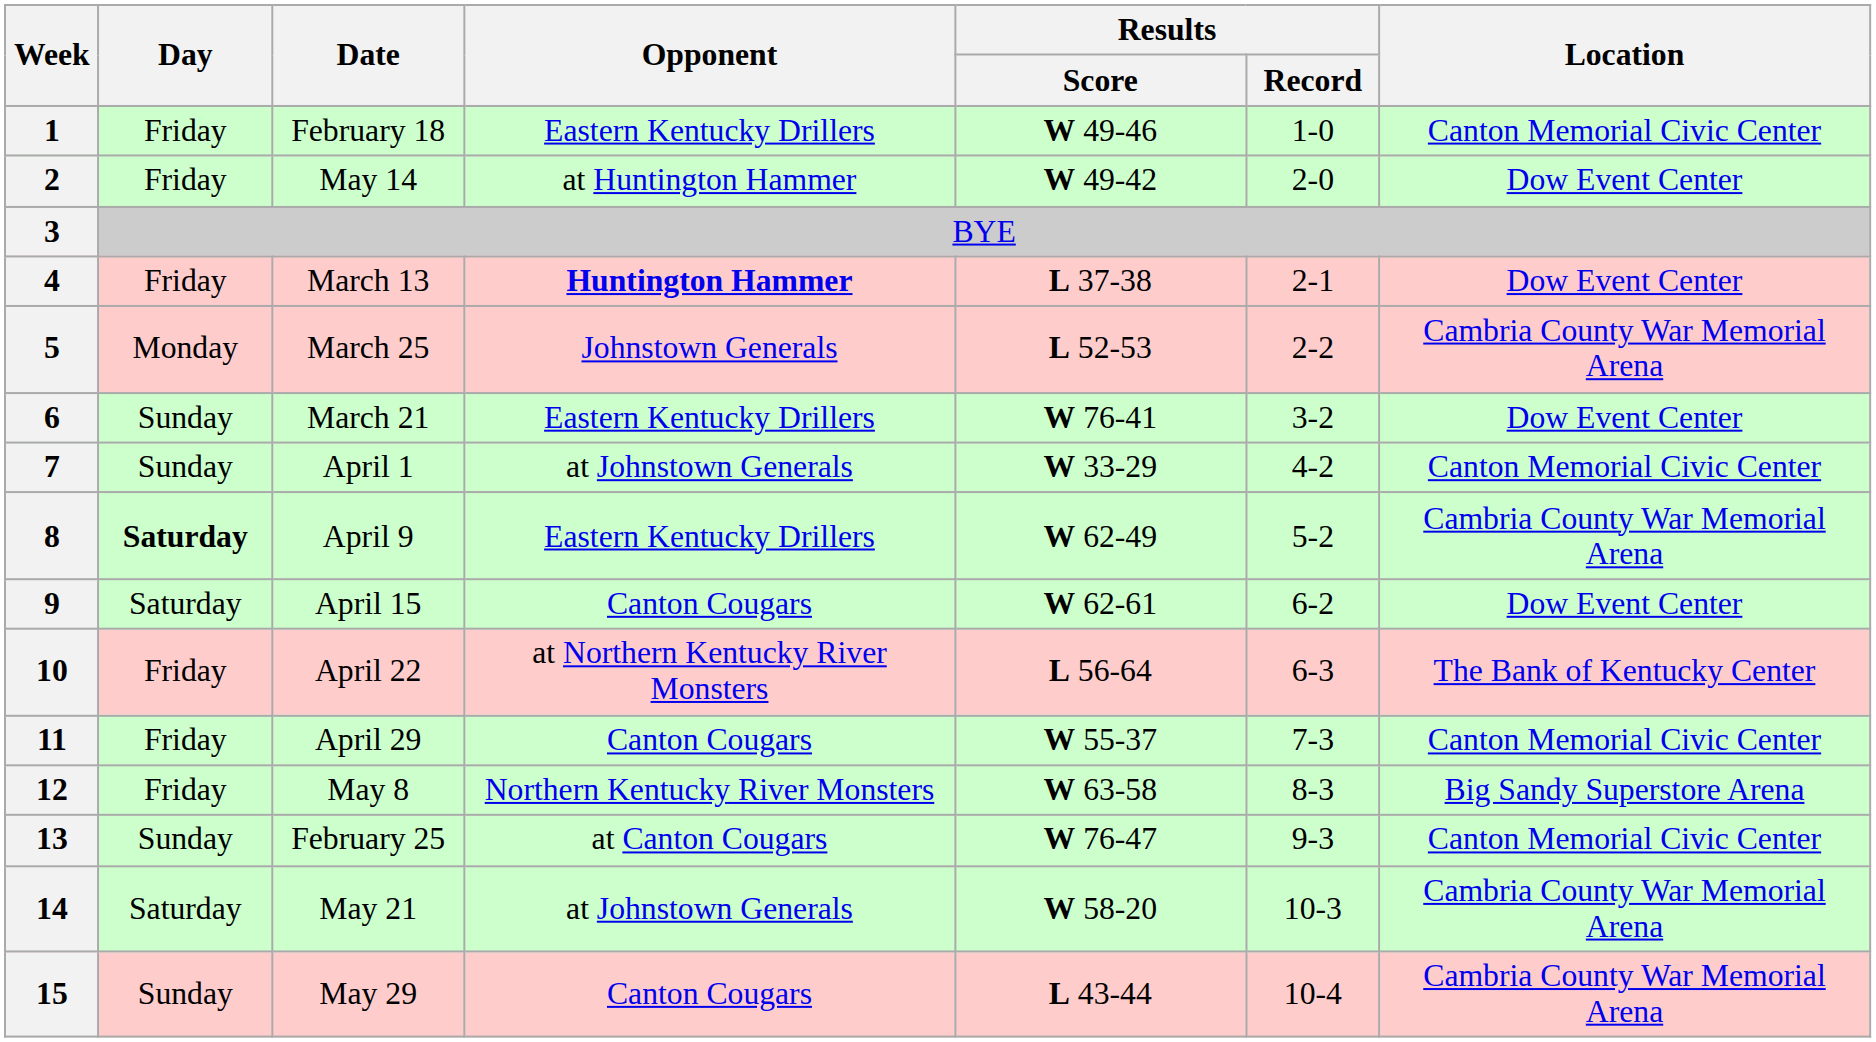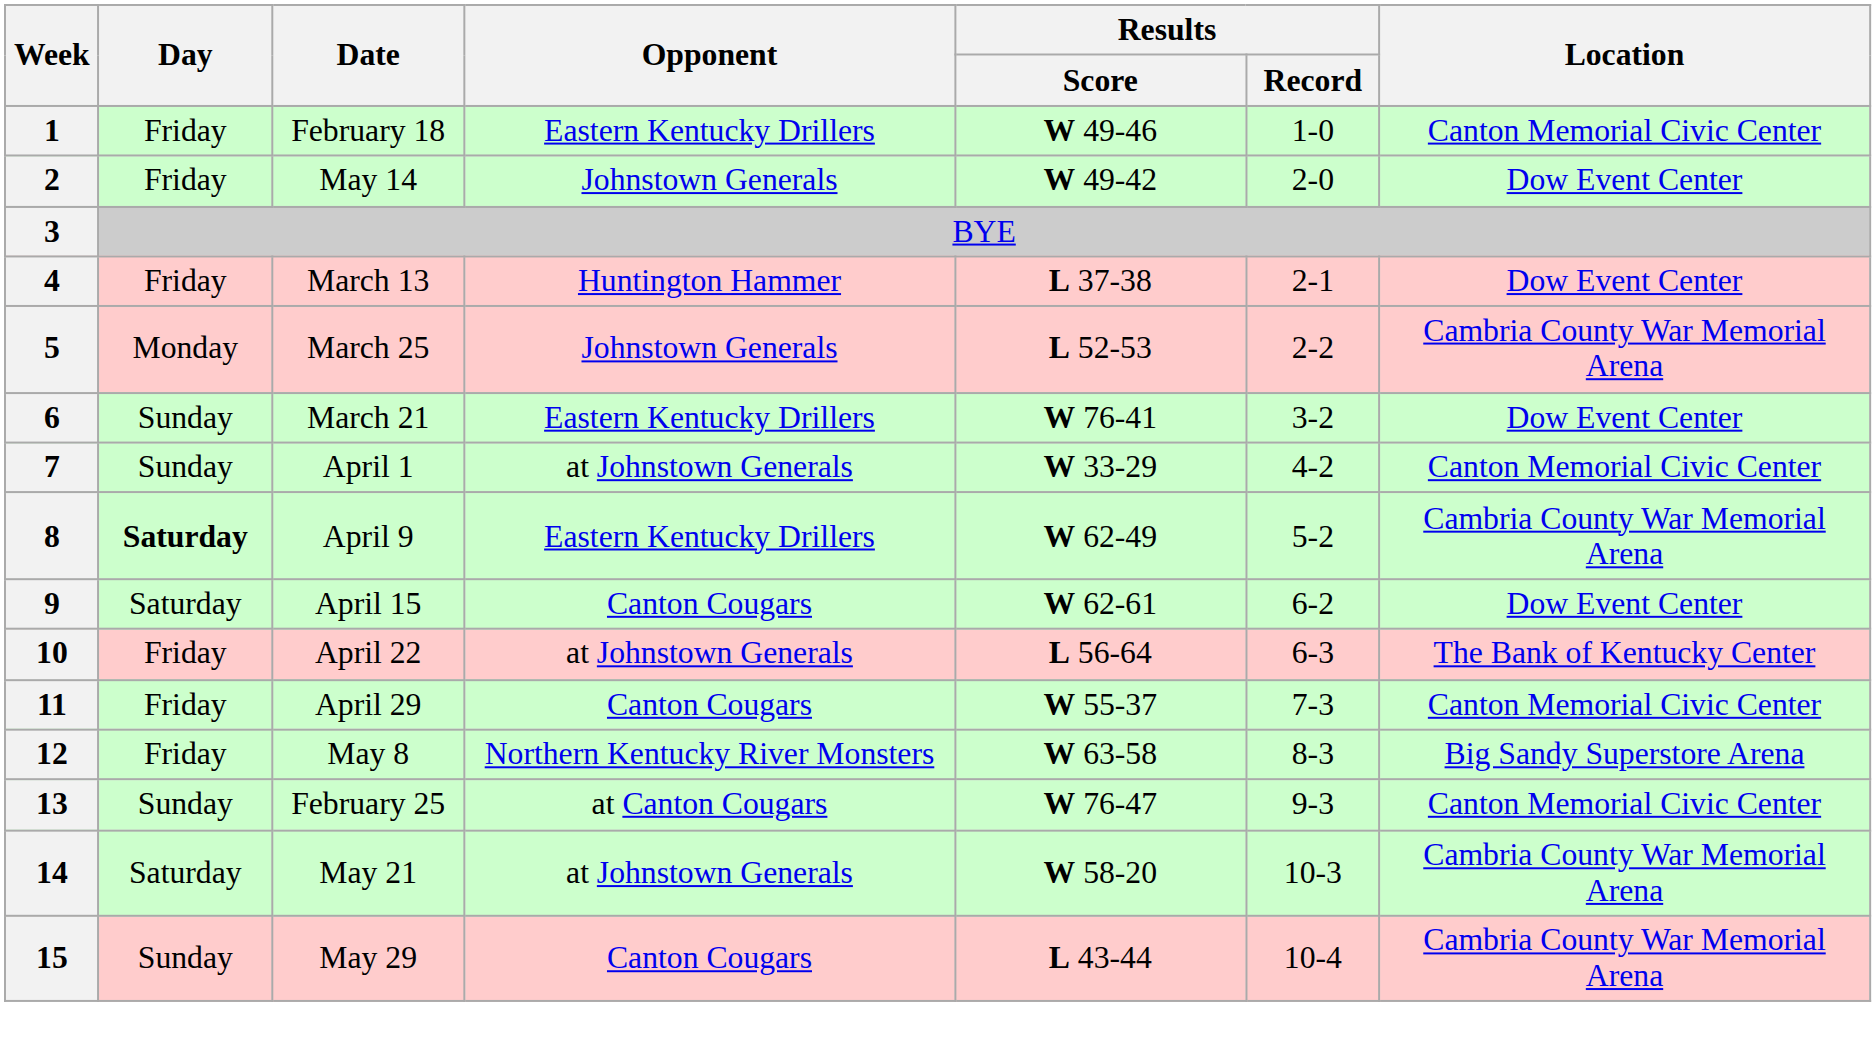(709, 180) at Huntington Hammer -> (709, 180) Johnstown Generals
(709, 280) bold -> (709, 280) normal
(709, 671) at Northern Kentucky River Monsters -> (709, 653) at Johnstown Generals
